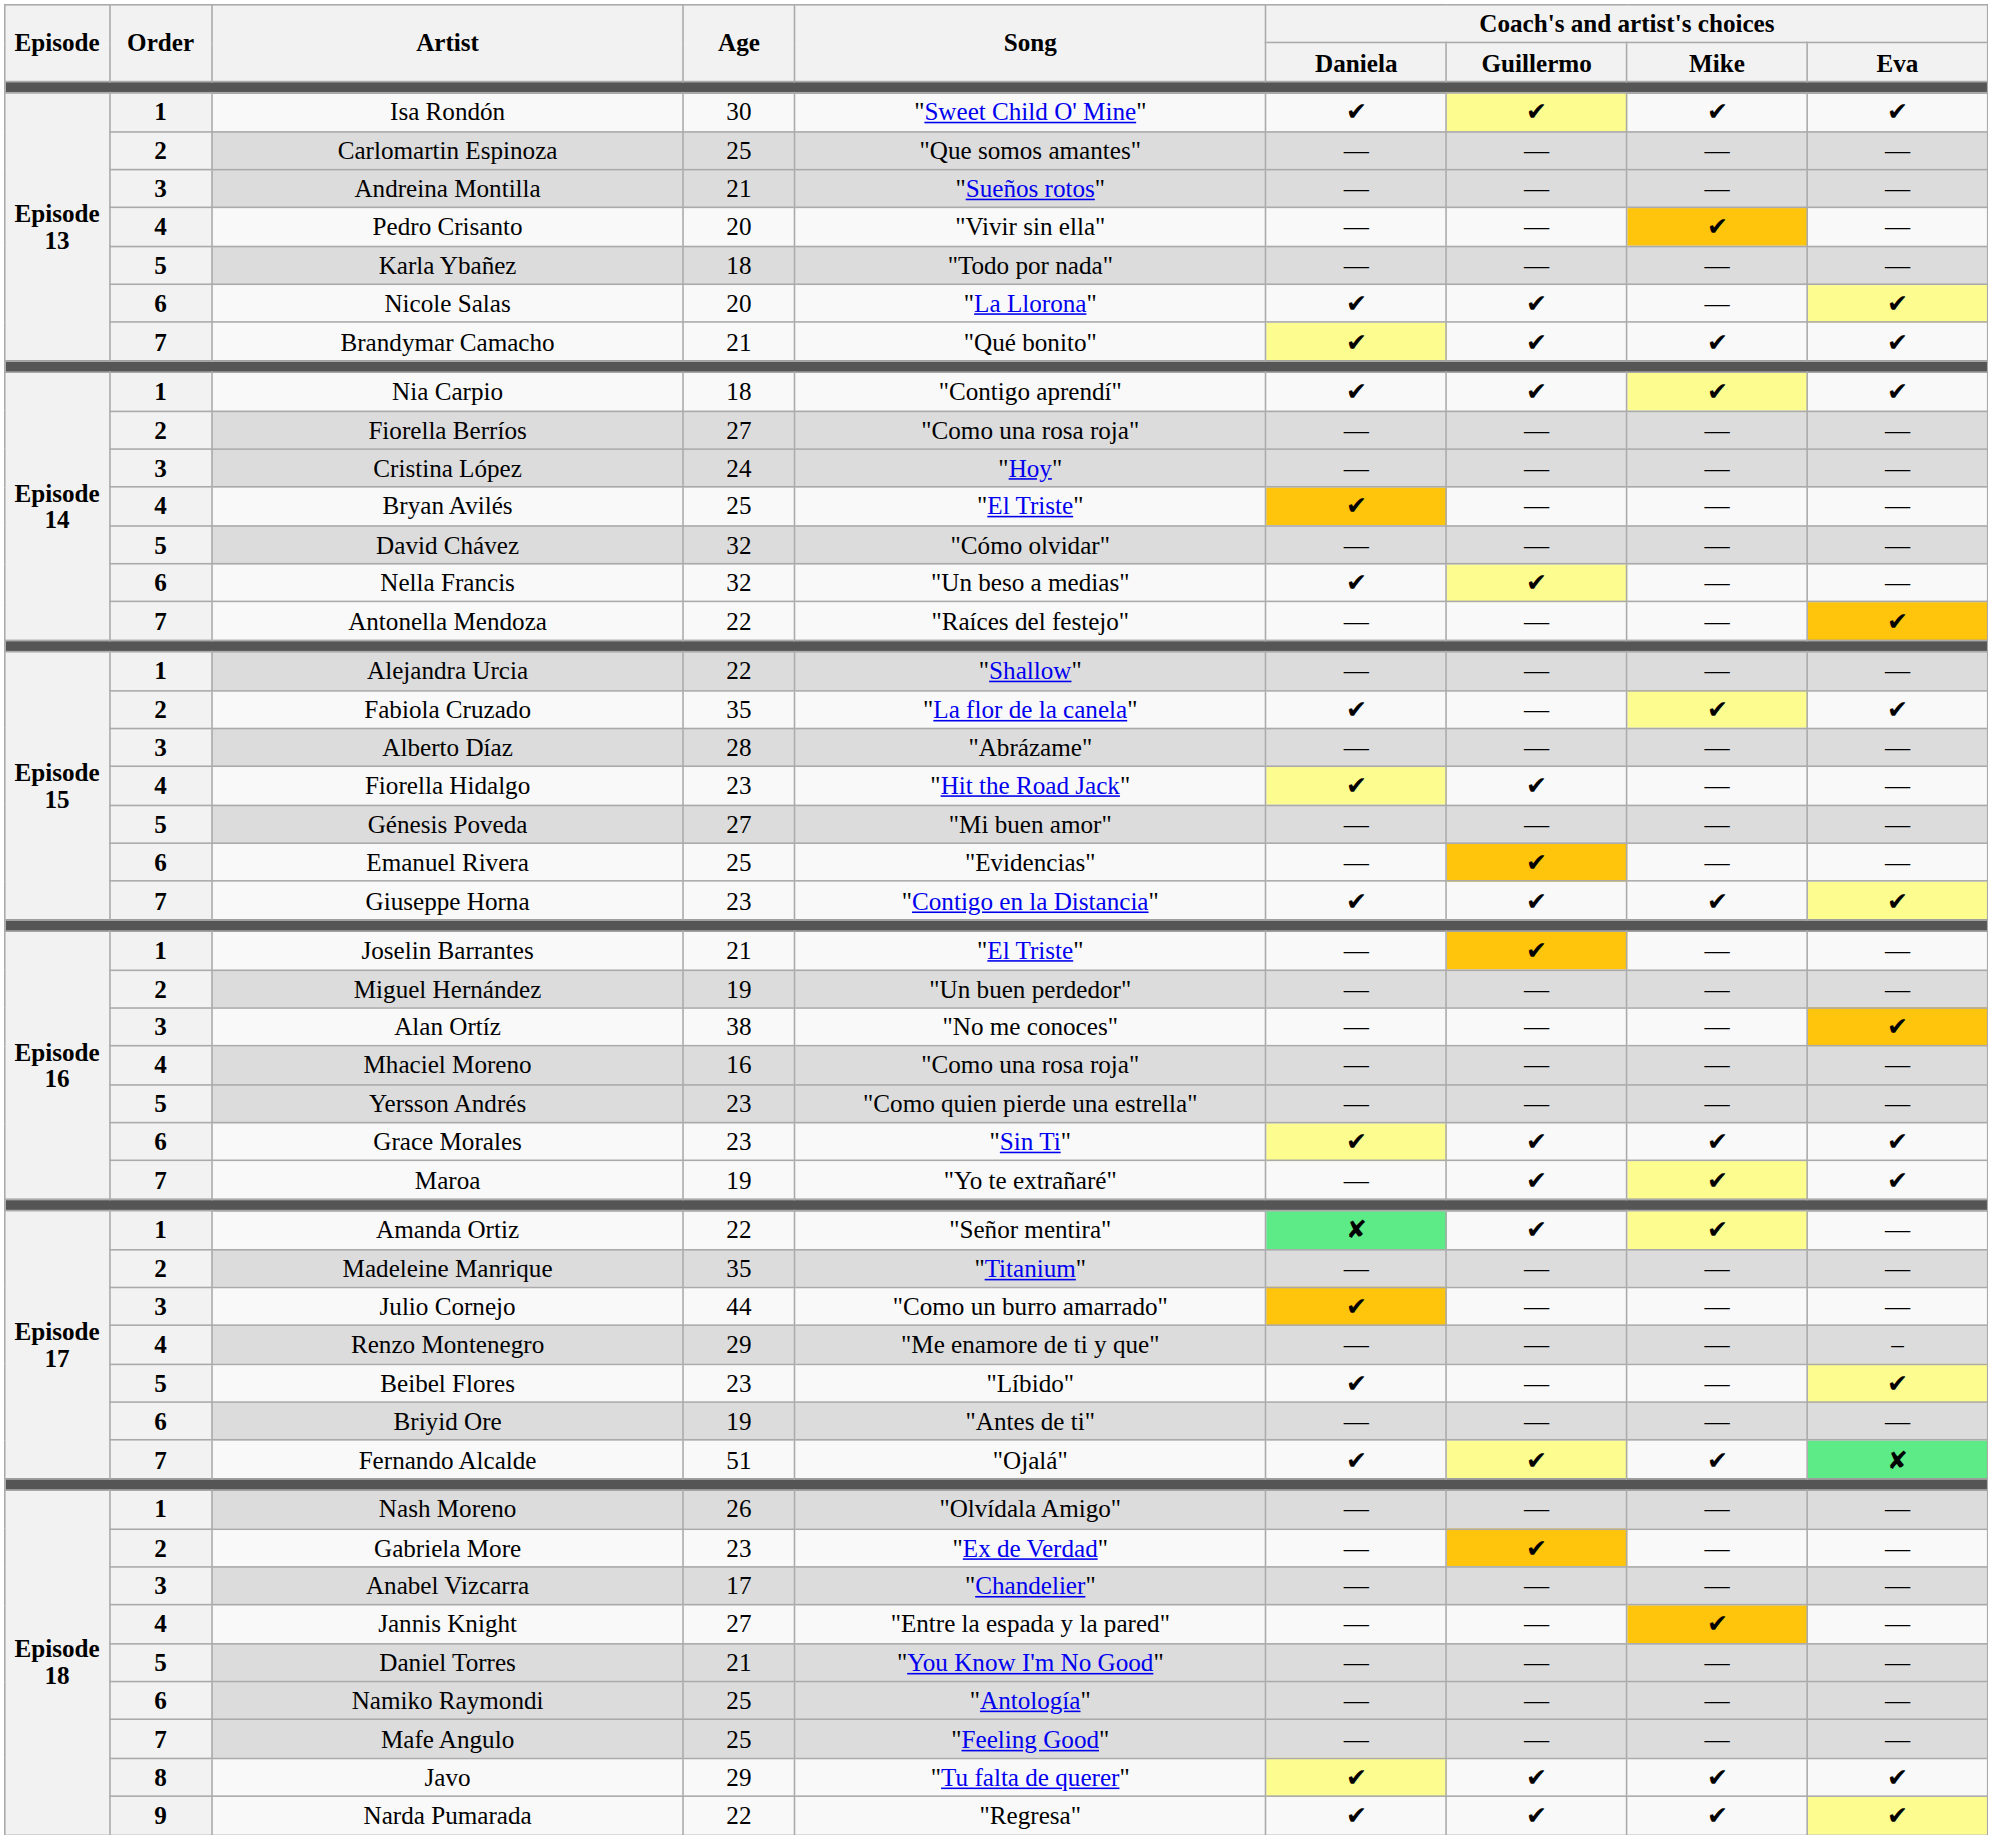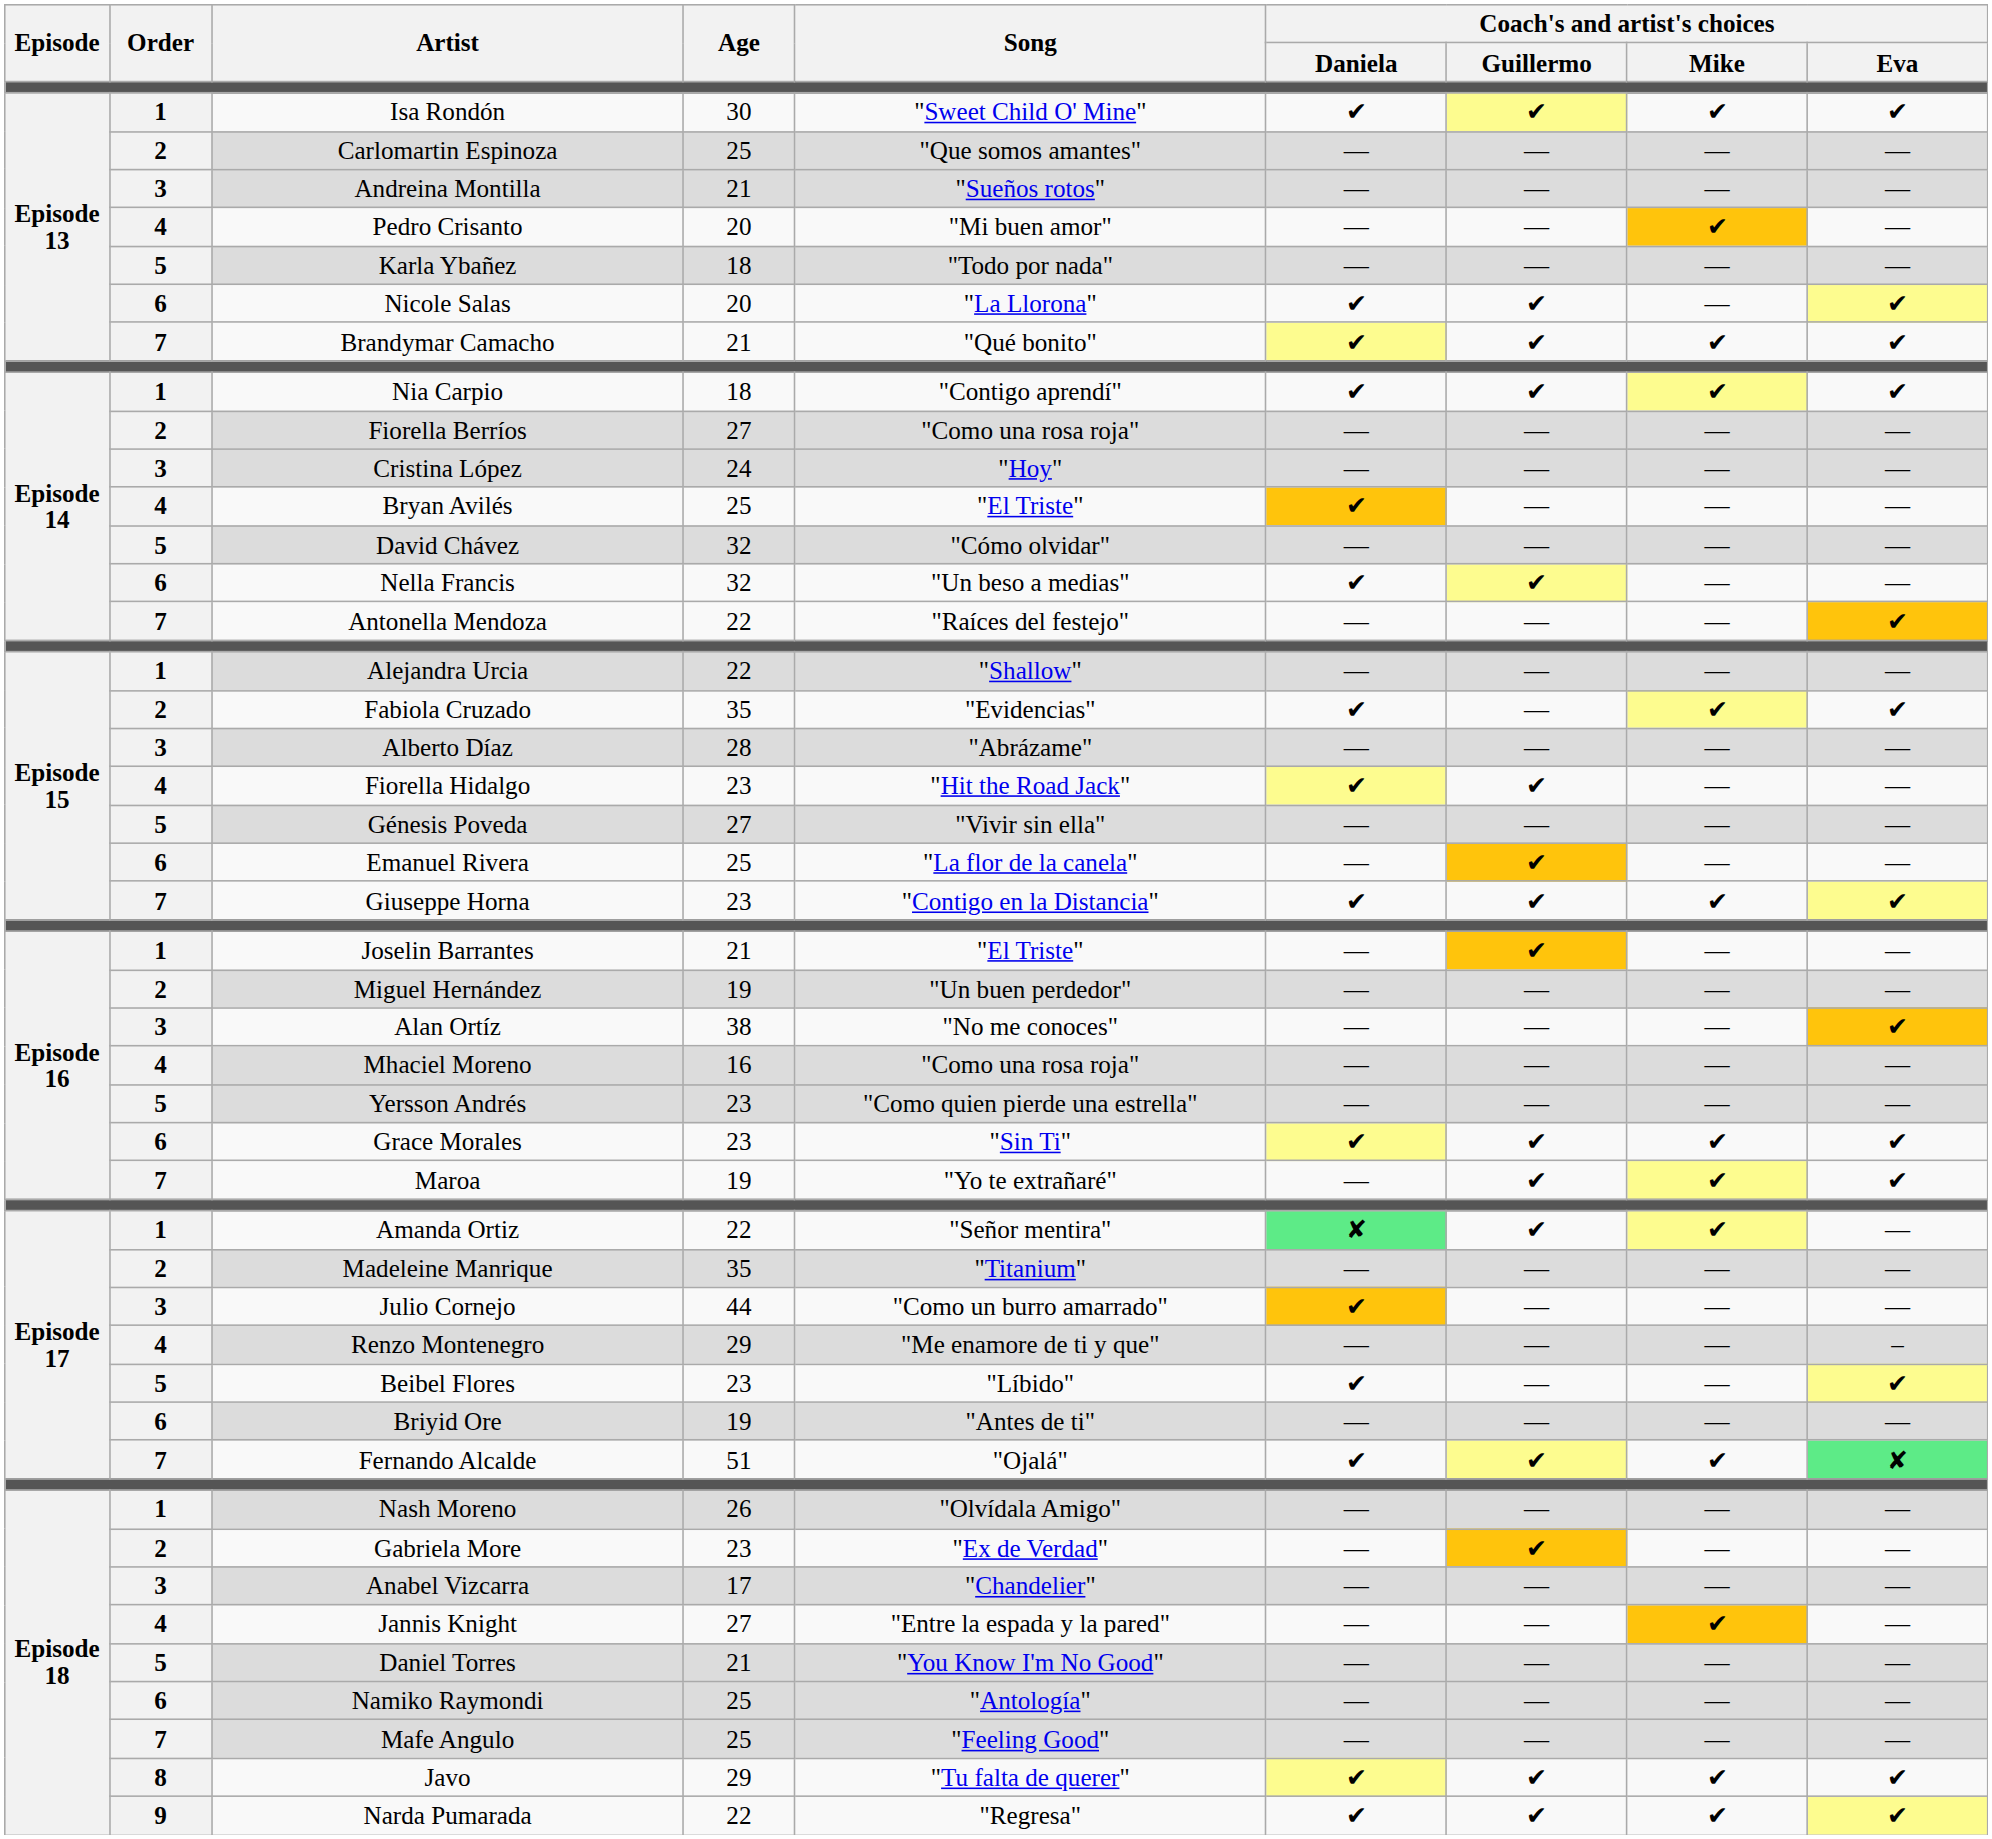(1030, 227) "Vivir sin ella" -> (1030, 227) "Mi buen amor"
(1030, 709) "La flor de la canela" -> (1030, 709) "Evidencias"
(1030, 824) "Mi buen amor" -> (1030, 824) "Vivir sin ella"
(1030, 862) "Evidencias" -> (1030, 862) "La flor de la canela"
